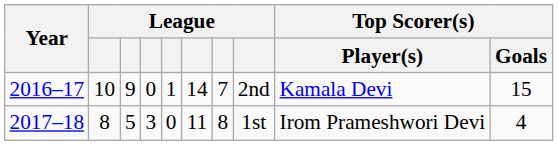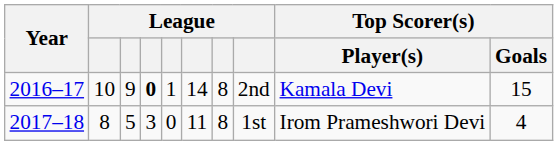(151, 88) normal -> (151, 88) bold
(223, 88) 7 -> (223, 88) 8
